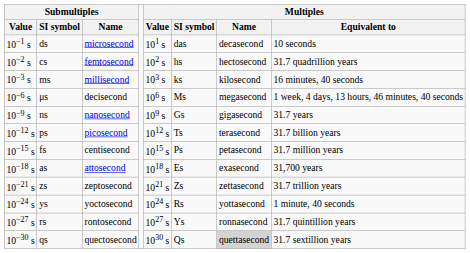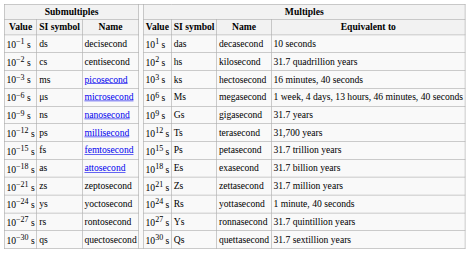(109, 43) microsecond -> (106, 43) decisecond
(109, 61) femtosecond -> (107, 61) centisecond
(243, 61) hectosecond -> (240, 61) kilosecond
(107, 79) millisecond -> (106, 79) picosecond
(240, 79) kilosecond -> (243, 79) hectosecond
(106, 97) decisecond -> (109, 97) microsecond
(106, 132) picosecond -> (107, 132) millisecond
(307, 132) 31.7 billion years -> (298, 132) 31,700 years
(107, 150) centisecond -> (109, 150) femtosecond
(308, 150) 31.7 million years -> (307, 150) 31.7 trillion years
(298, 168) 31,700 years -> (307, 168) 31.7 billion years
(307, 186) 31.7 trillion years -> (308, 186) 31.7 million years
(244, 239) lightgrey background -> (244, 239) no background
